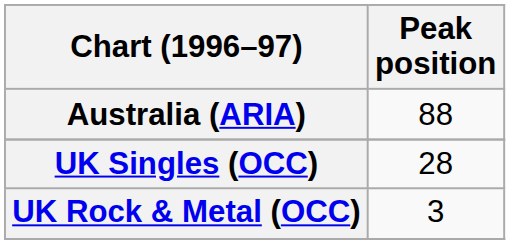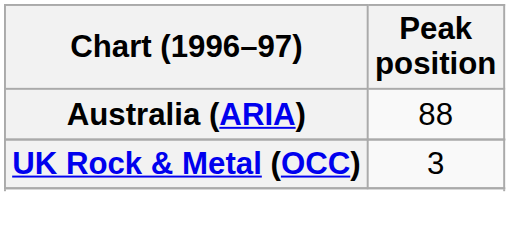- row: (186, 163)
